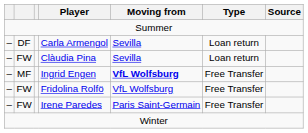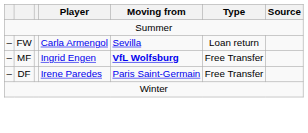(24, 43) DF -> (24, 43) FW
- row: (68, 58)
- row: (72, 89)
(24, 105) FW -> (24, 74) DF
